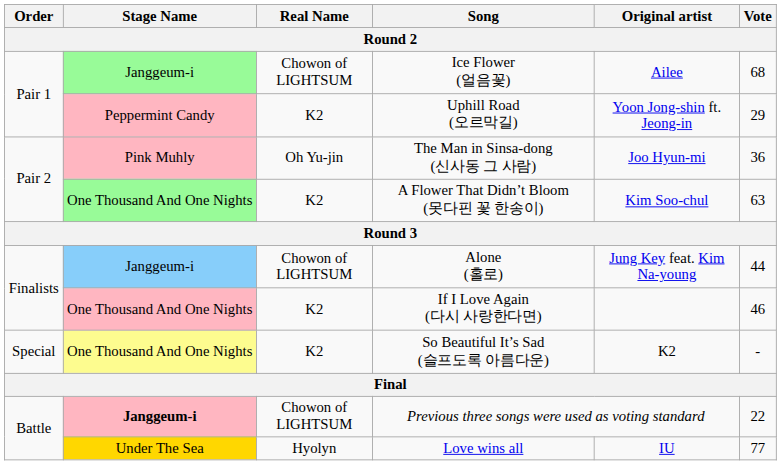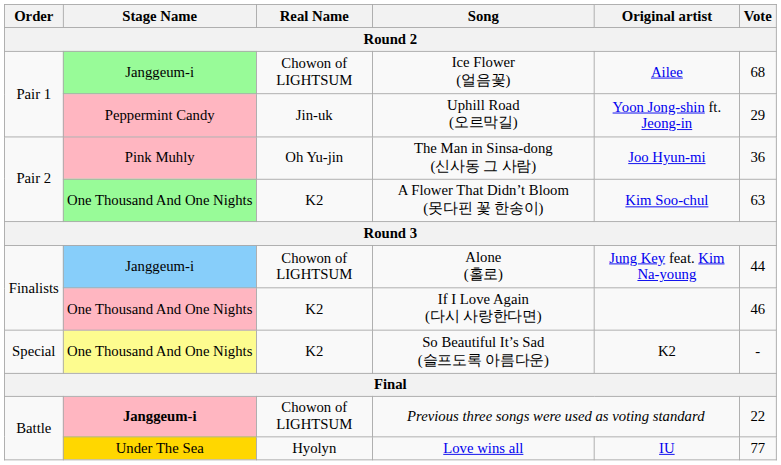(314, 115) K2 -> (314, 115) Jin-uk
